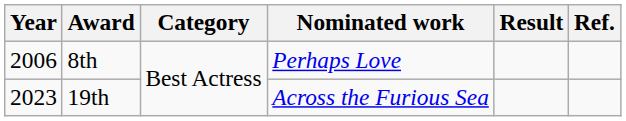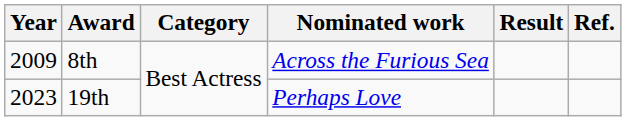(33, 60) 2006 -> (33, 60) 2009
(337, 60) Perhaps Love -> (381, 60) Across the Furious Sea
(381, 97) Across the Furious Sea -> (337, 97) Perhaps Love
